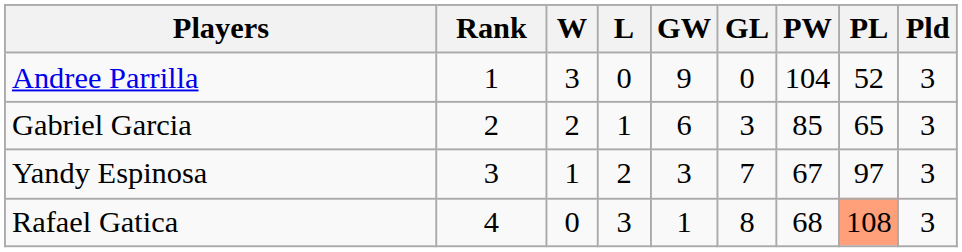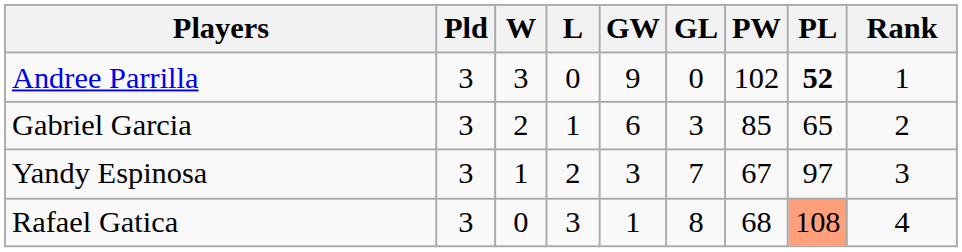columns swapped: (928, 28) <-> (491, 28)
(808, 76) 104 -> (756, 76) 102
(869, 76) normal -> (818, 76) bold
